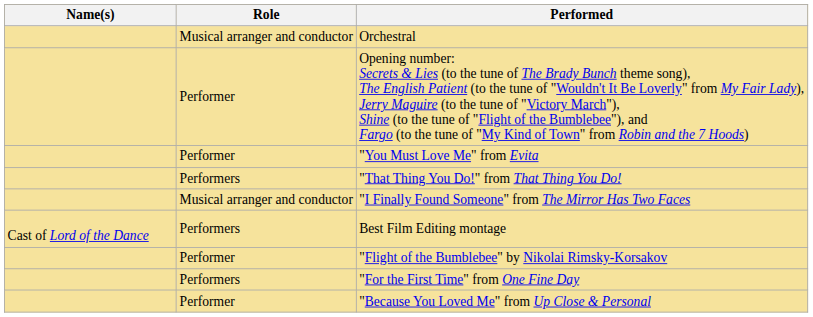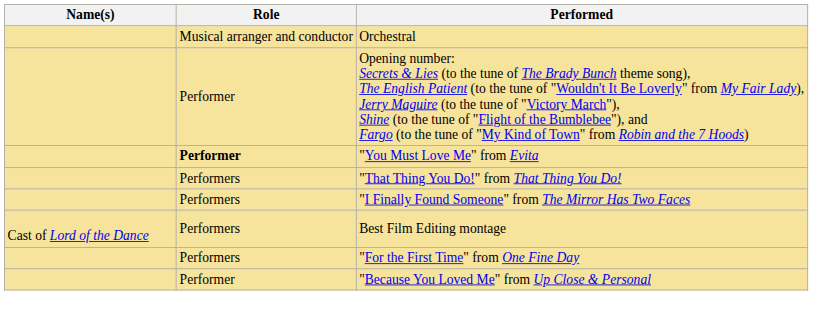(207, 156) normal -> (210, 156) bold
(266, 199) Musical arranger and conductor -> (210, 199) Performers
- row: (513, 258)
